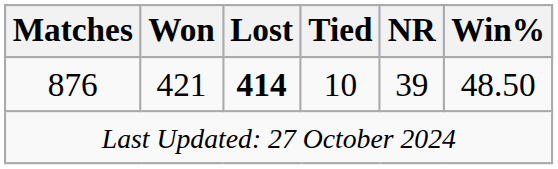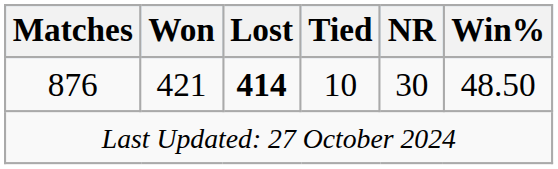(412, 83) 39 -> (412, 83) 30
